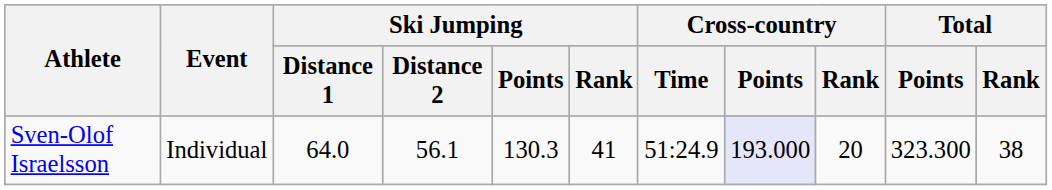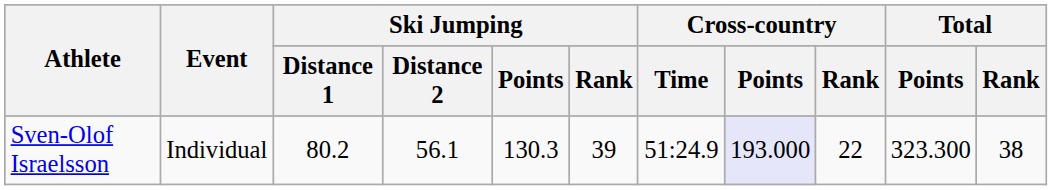(328, 150) 64.0 -> (328, 150) 80.2
(604, 150) 41 -> (604, 150) 39
(850, 150) 20 -> (850, 150) 22
